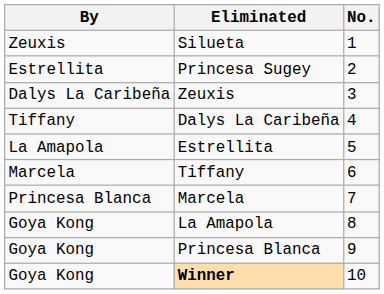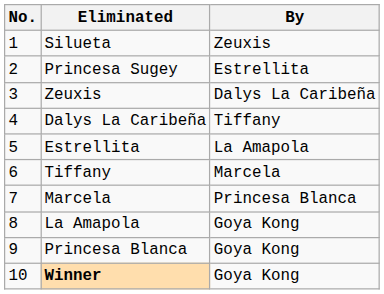columns swapped: (361, 18) <-> (89, 18)
